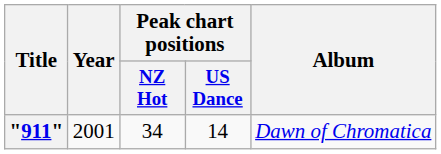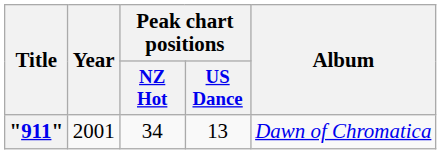(218, 131) 14 -> (218, 131) 13
